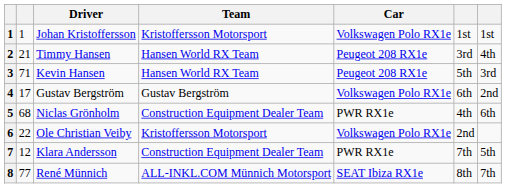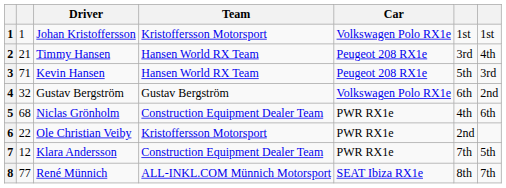(25, 93) 17 -> (25, 93) 32
(394, 133) Volkswagen Polo RX1e -> (365, 133) PWR RX1e
